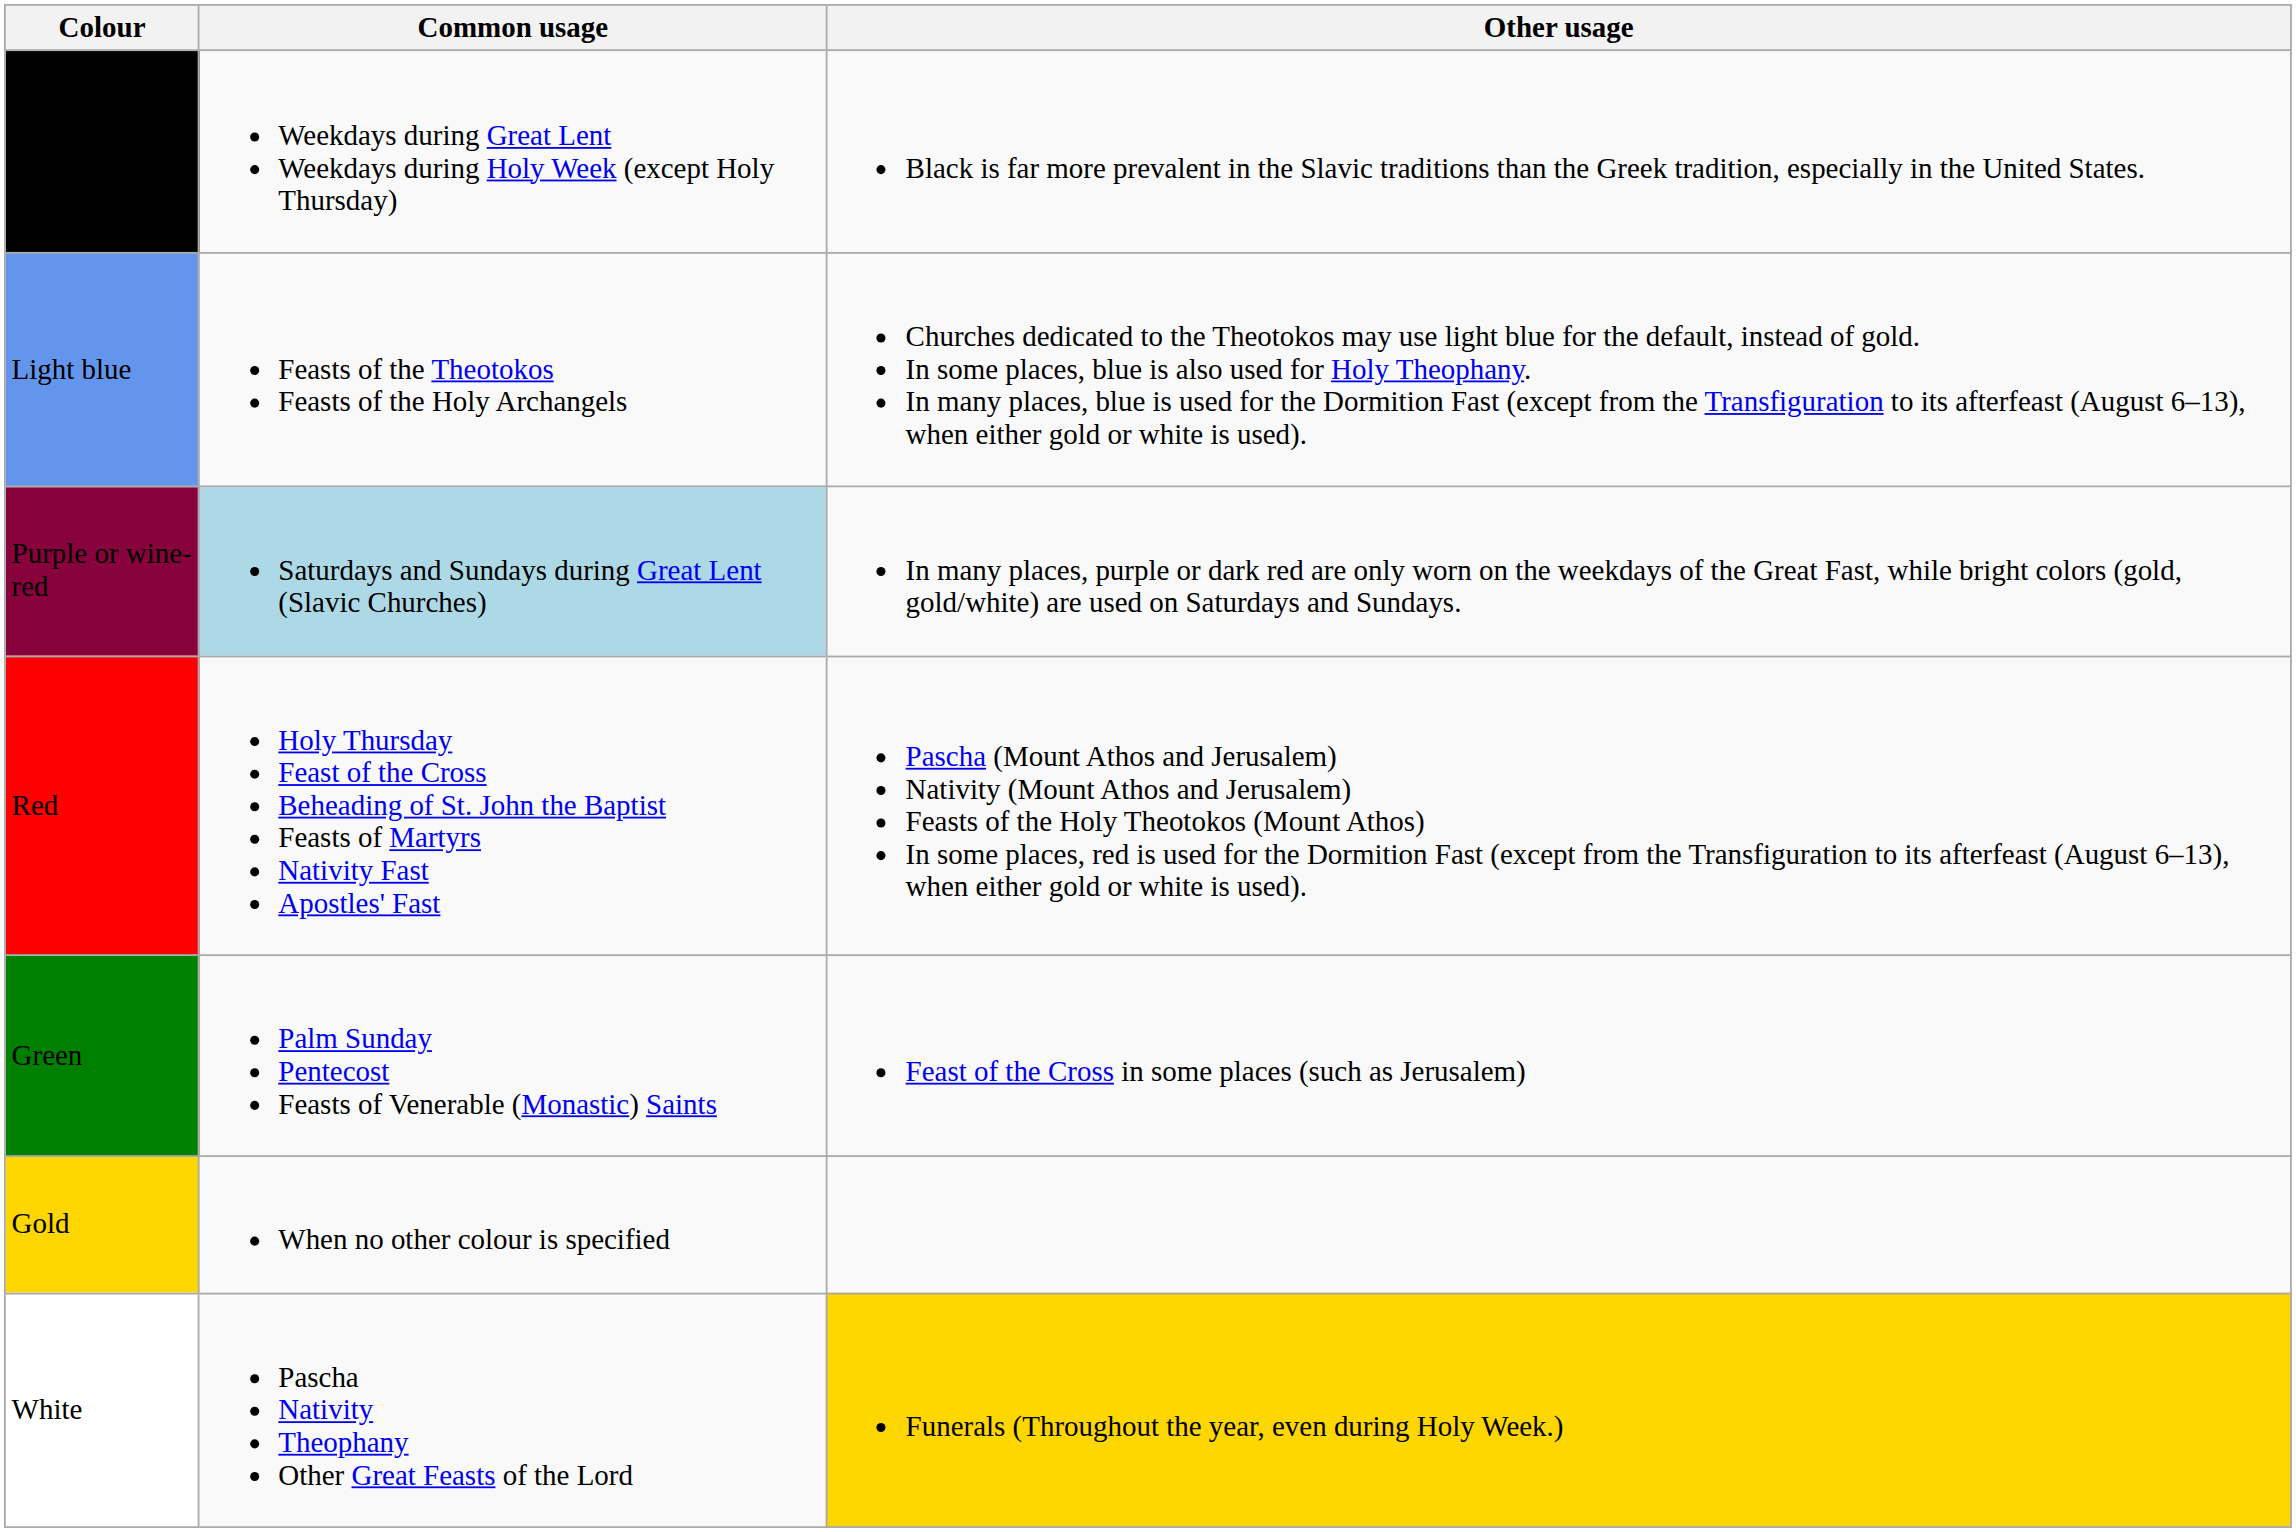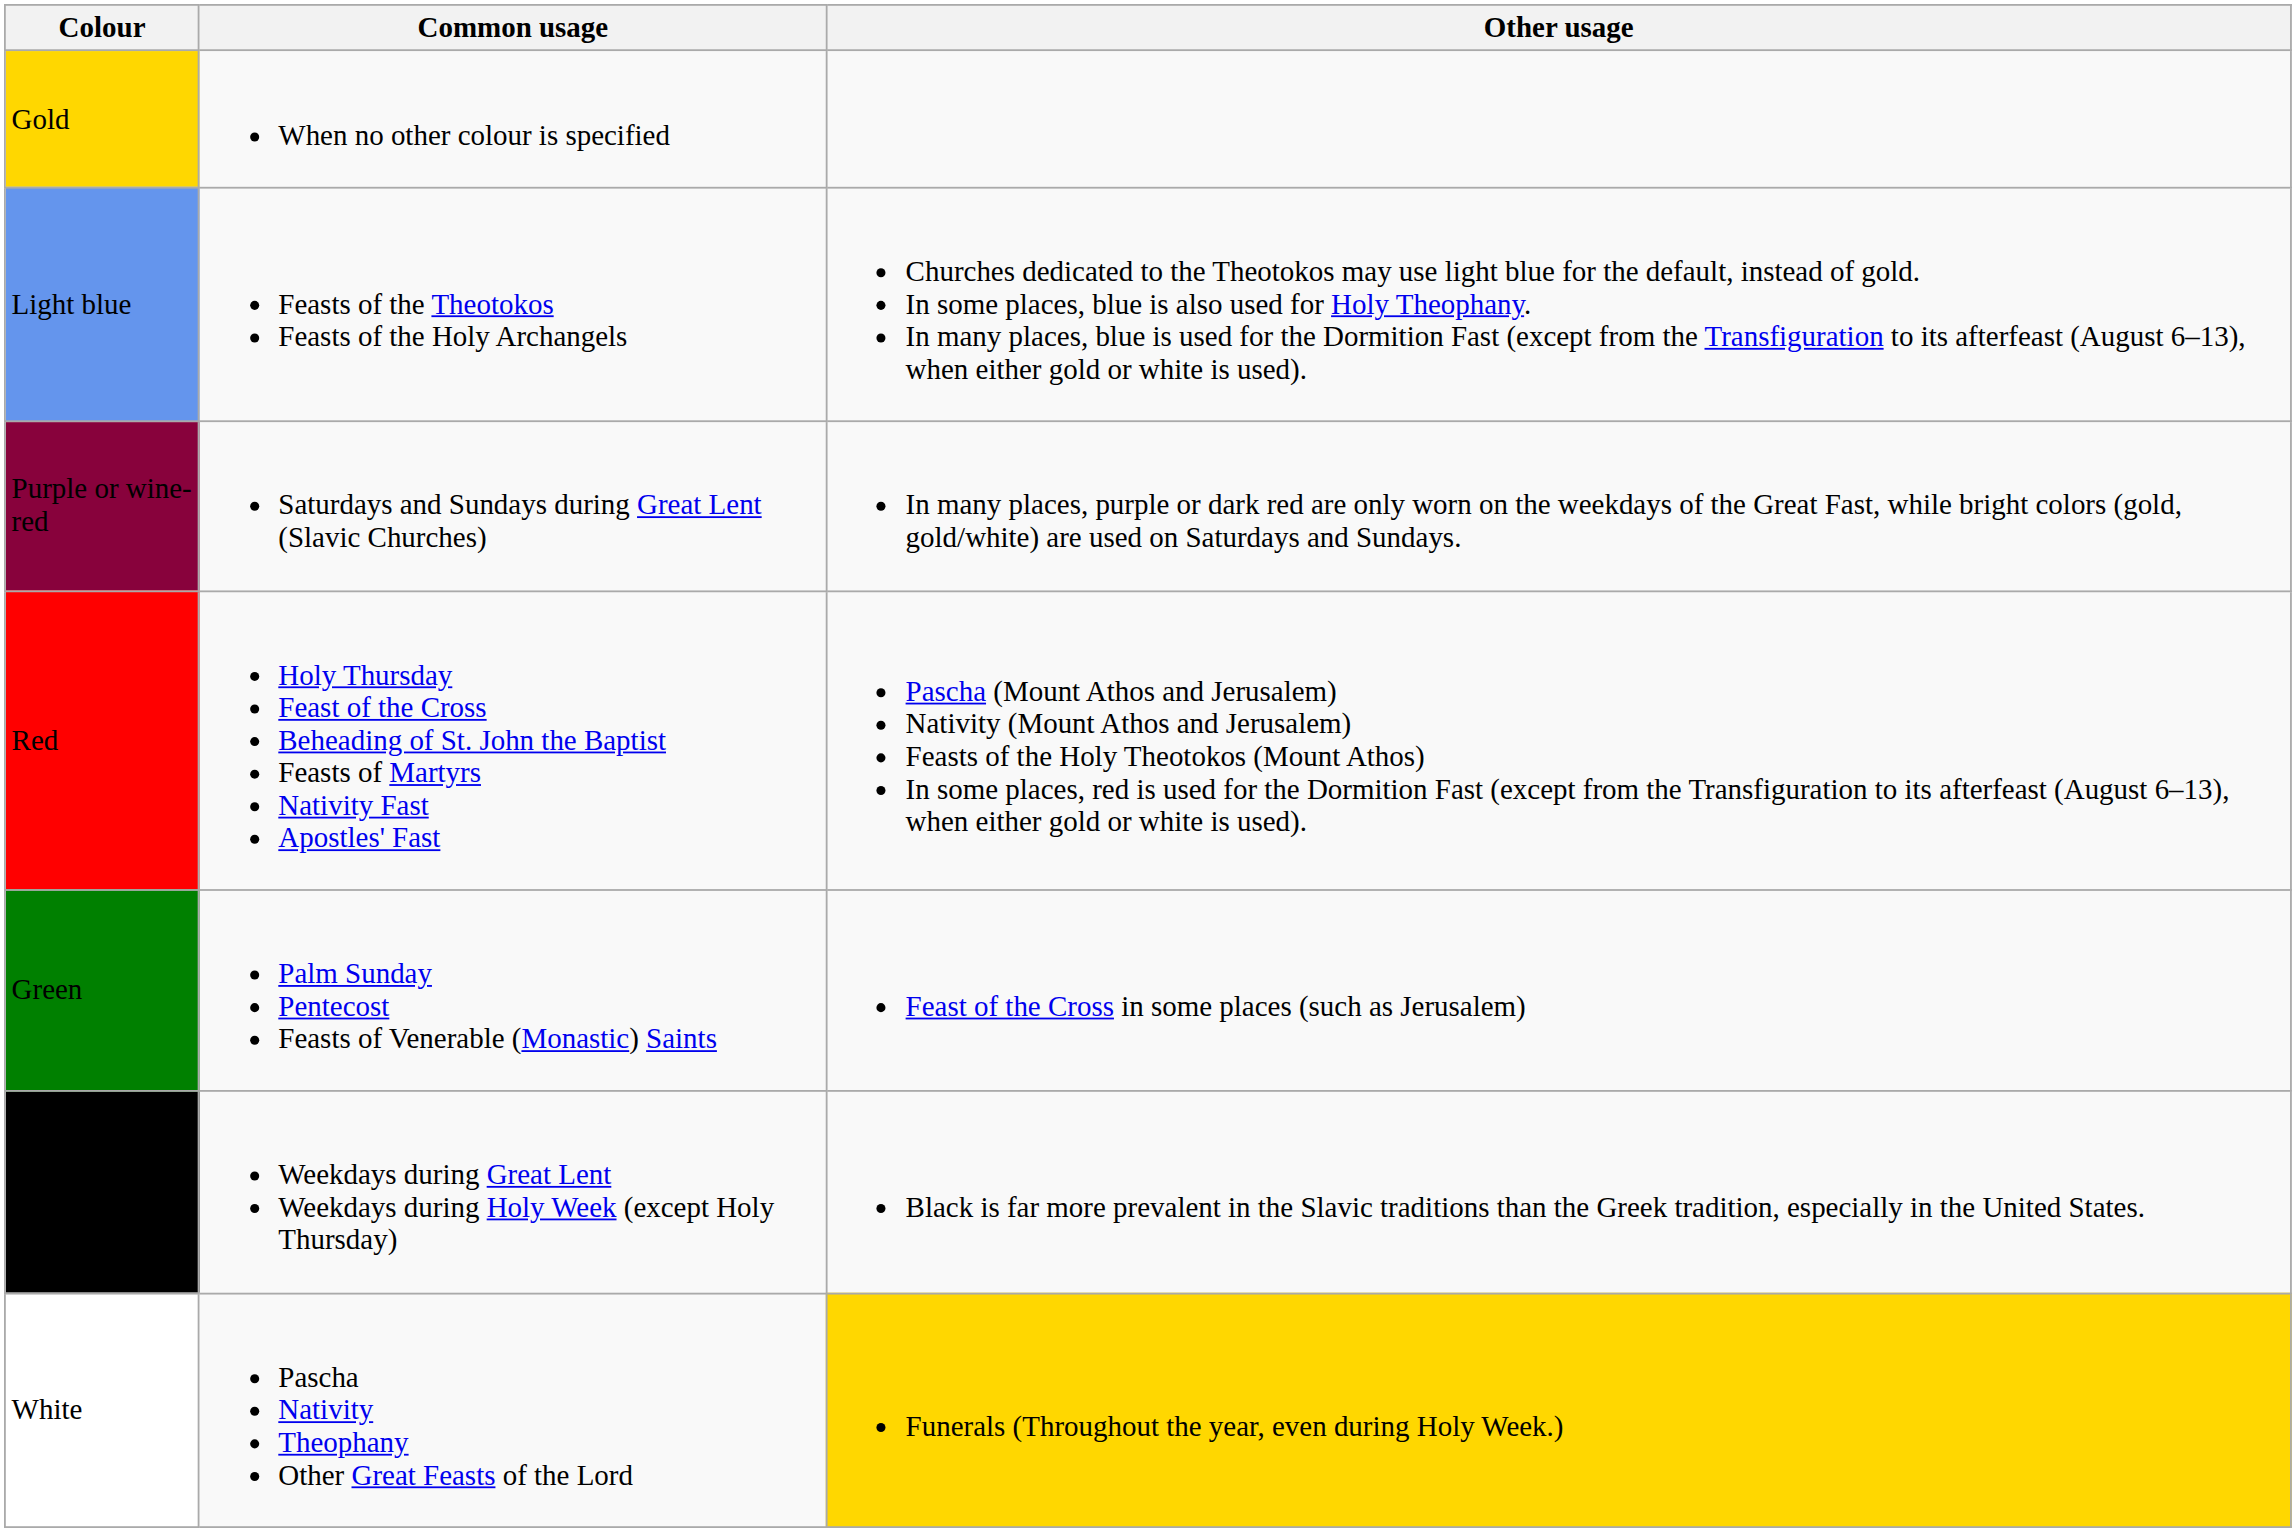rows swapped: (41, 1224) <-> (45, 151)
(513, 587) lightblue background -> (513, 522) no background
